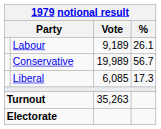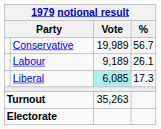rows swapped: (43, 62) <-> (29, 45)
(116, 78) no background -> (116, 78) paleturquoise background
